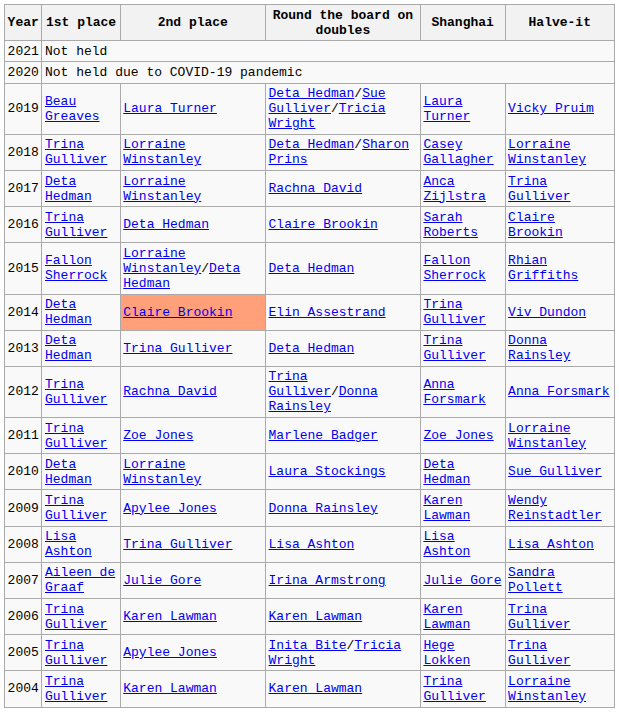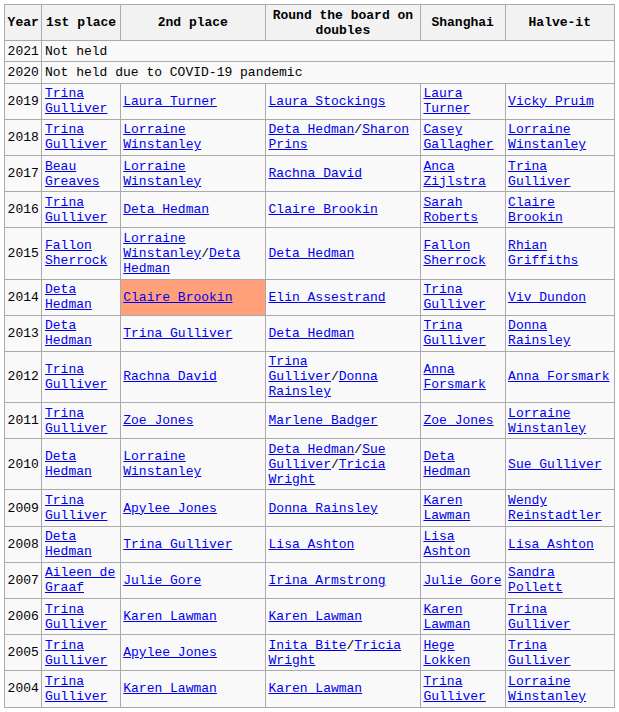(72, 109) Beau Greaves -> (76, 101) Trina Gulliver
(327, 109) Deta Hedman/Sue Gulliver/Tricia Wright -> (327, 101) Laura Stockings
(68, 189) Deta Hedman -> (72, 174) Beau Greaves
(327, 472) Laura Stockings -> (327, 464) Deta Hedman/Sue Gulliver/Tricia Wright
(68, 544) Lisa Ashton -> (68, 544) Deta Hedman
